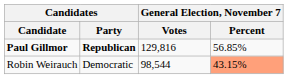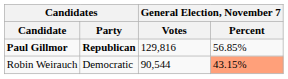(156, 64) 98,544 -> (156, 64) 90,544
